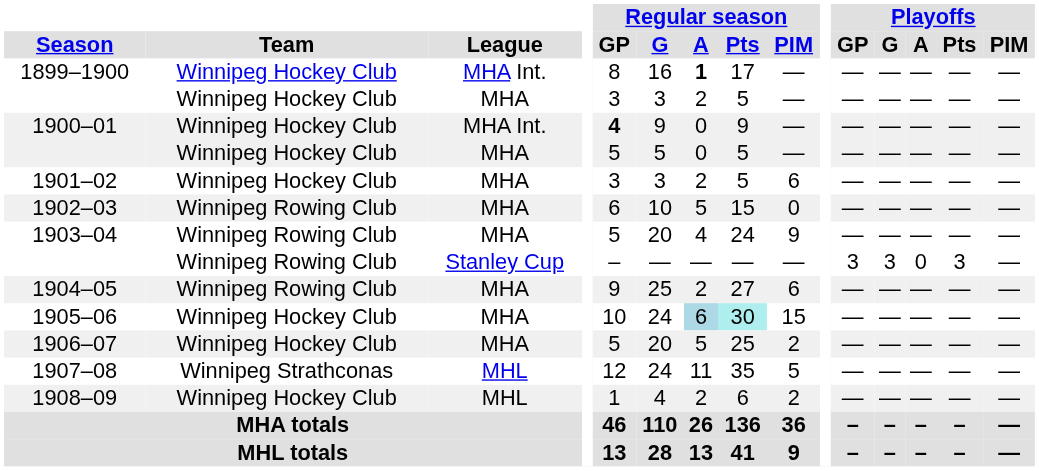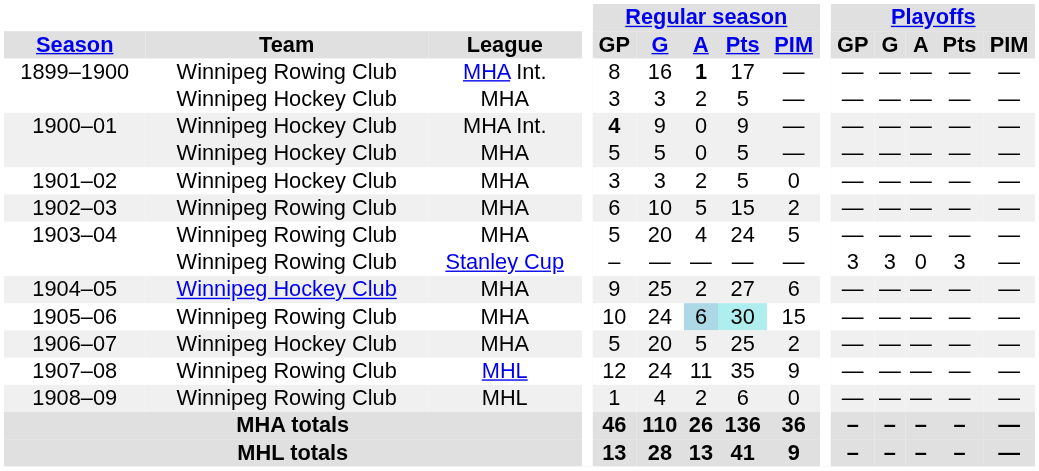(287, 71) Winnipeg Hockey Club -> (287, 71) Winnipeg Rowing Club
(794, 180) 6 -> (794, 180) 0
(794, 207) 0 -> (794, 207) 2
(794, 235) 9 -> (794, 235) 5
(287, 289) Winnipeg Rowing Club -> (287, 289) Winnipeg Hockey Club
(287, 316) Winnipeg Hockey Club -> (287, 316) Winnipeg Rowing Club
(287, 371) Winnipeg Strathconas -> (287, 371) Winnipeg Rowing Club
(794, 371) 5 -> (794, 371) 9
(287, 398) Winnipeg Hockey Club -> (287, 398) Winnipeg Rowing Club
(794, 398) 2 -> (794, 398) 0
